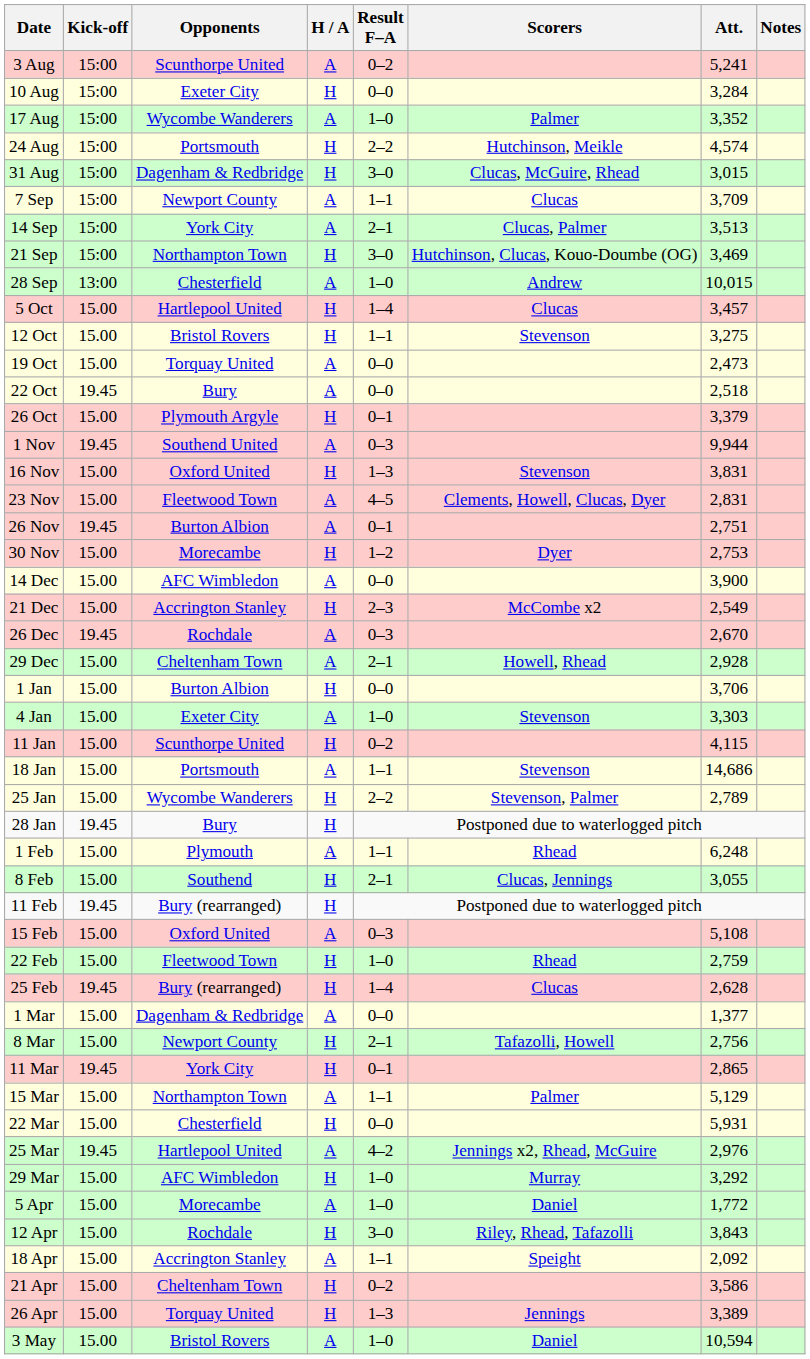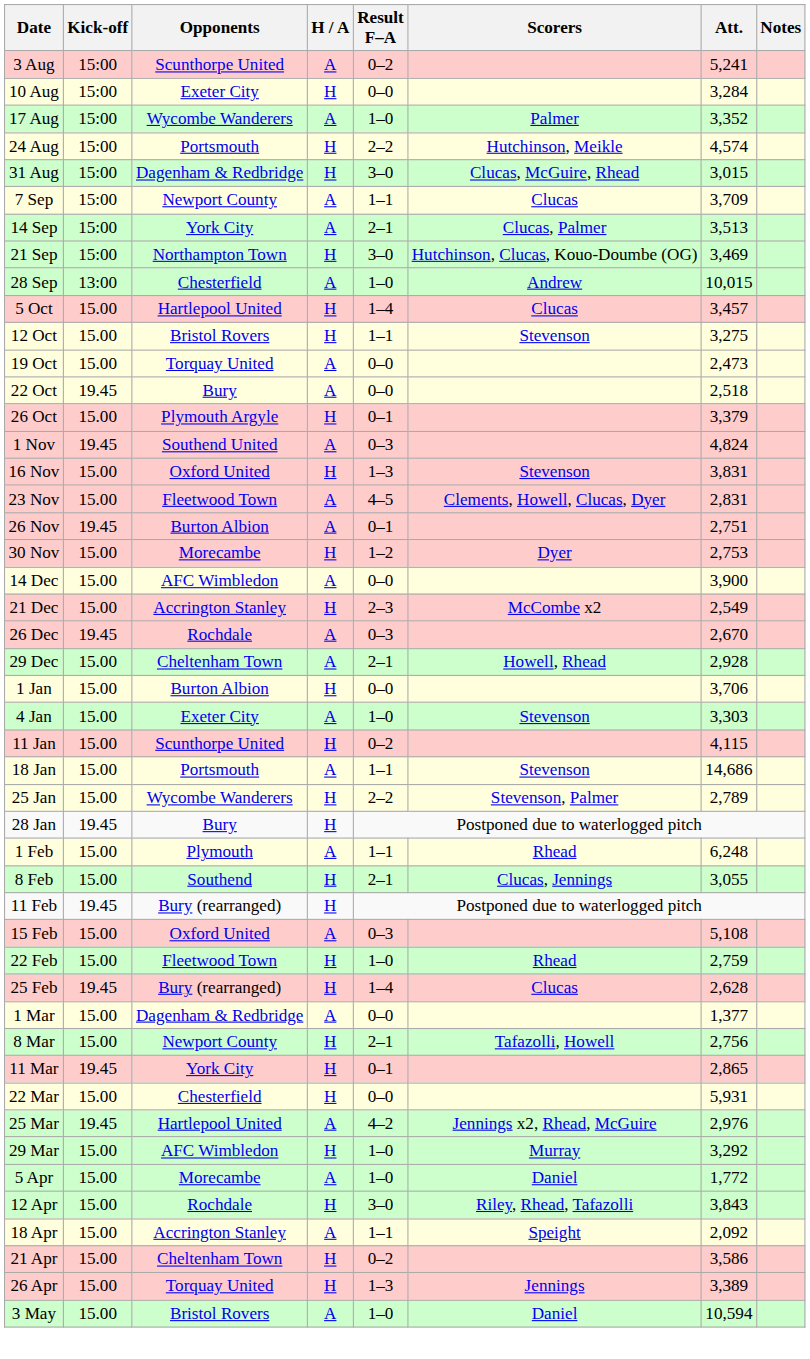(729, 444) 9,944 -> (729, 444) 4,824
- row: (34, 1096)
